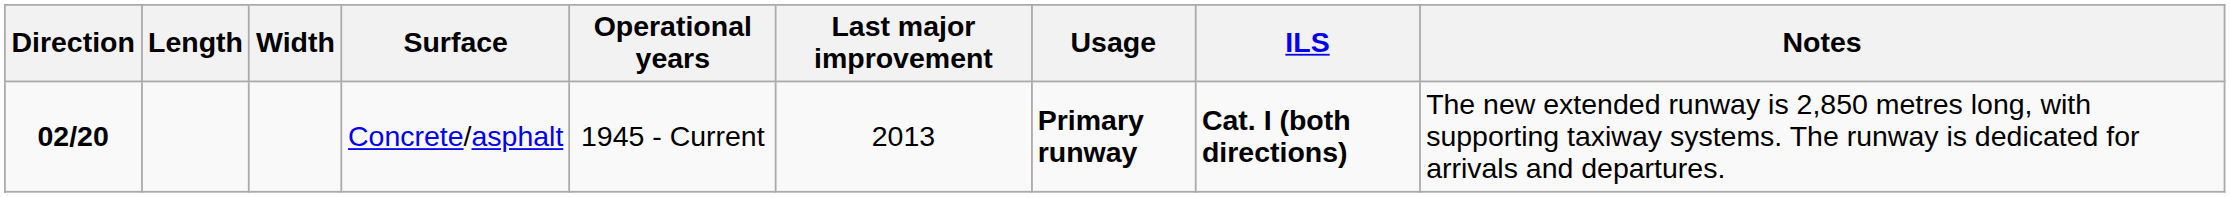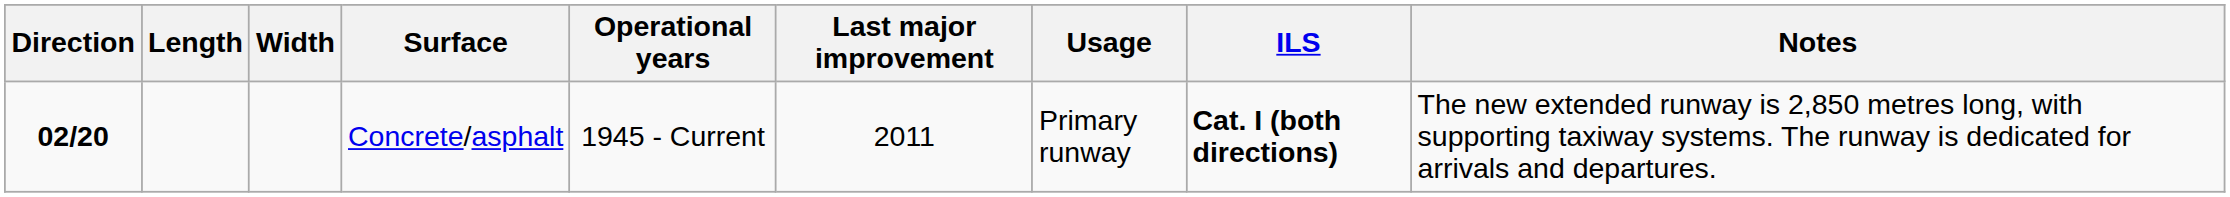(903, 136) 2013 -> (904, 136) 2011
(1091, 136) bold -> (1088, 136) normal
